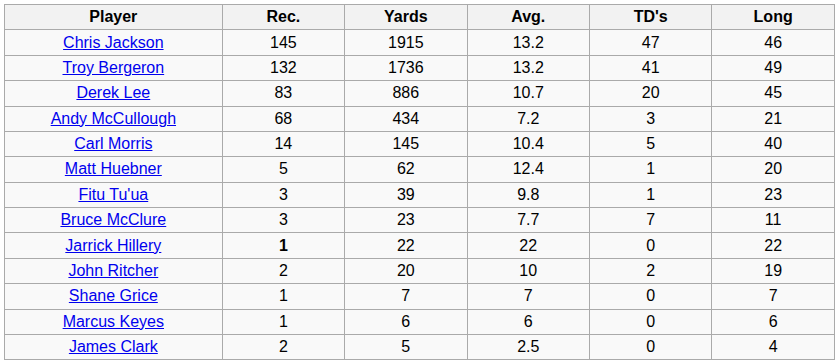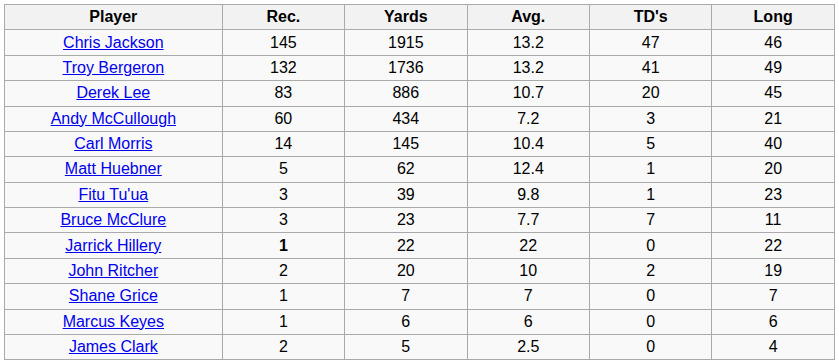(283, 118) 68 -> (283, 118) 60
